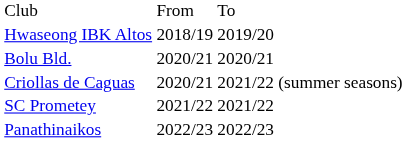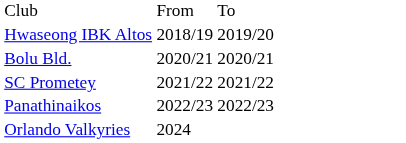- row: (70, 82)
+ row: (67, 129)
